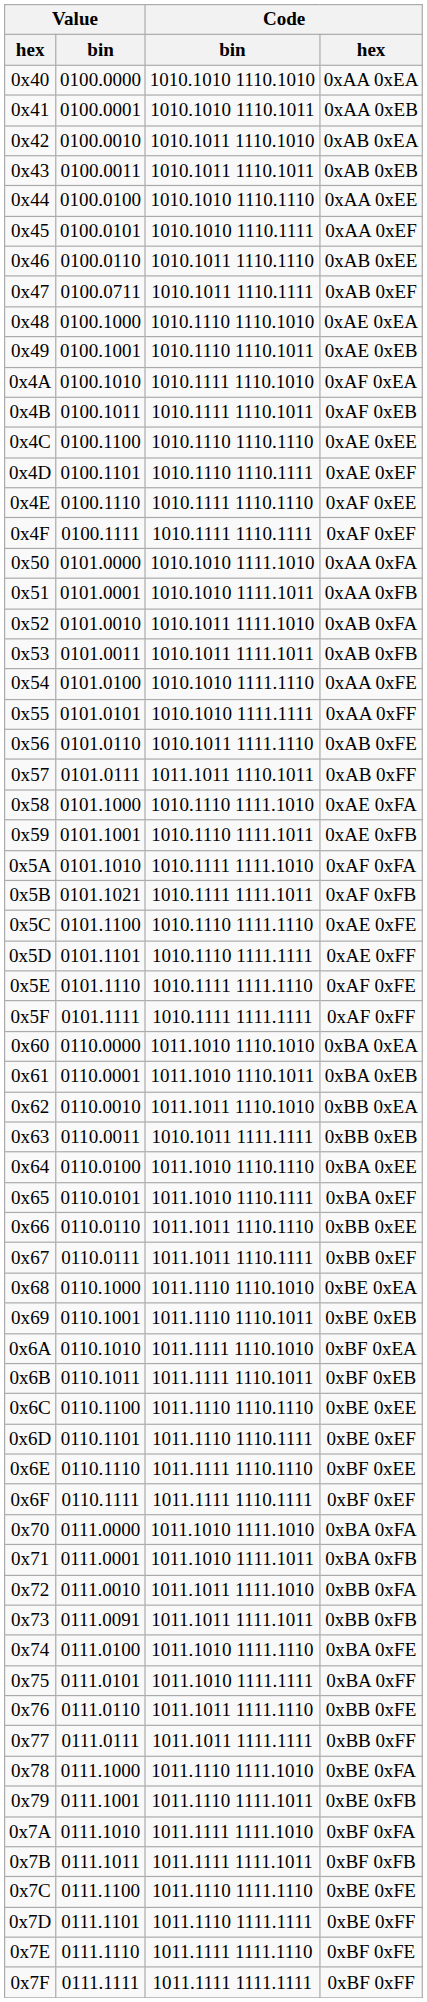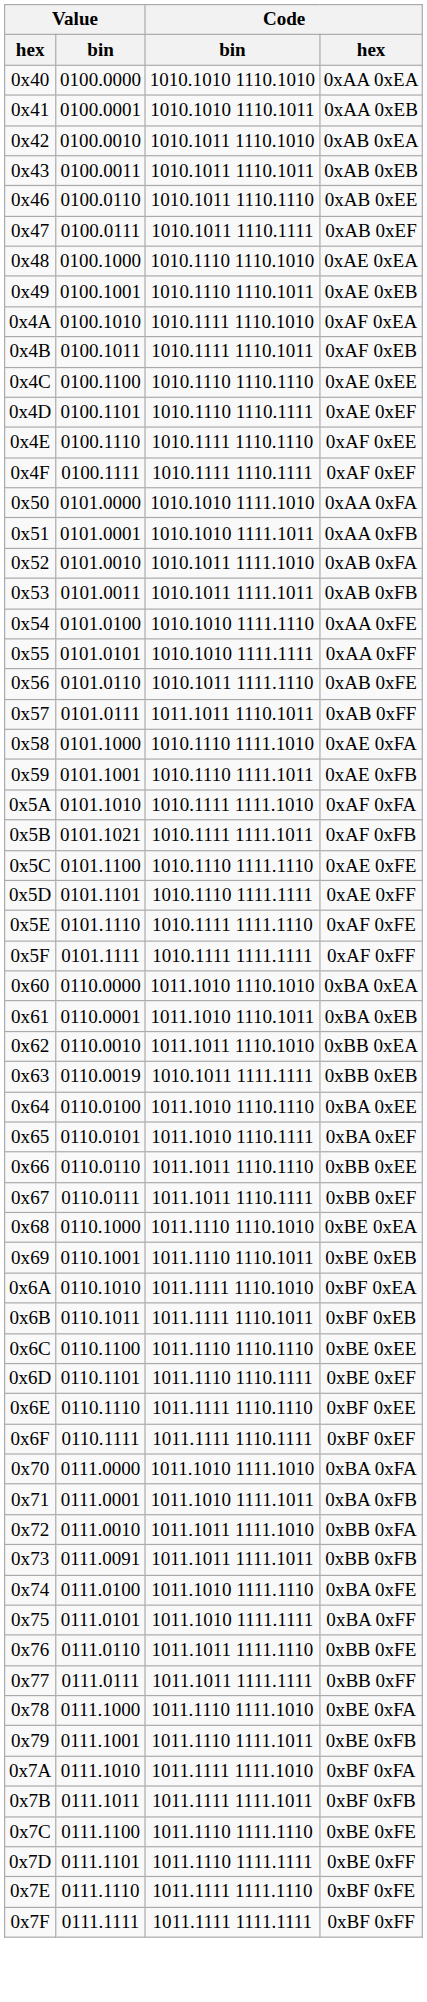- row: (371, 200)
- row: (371, 230)
(101, 291) 0100.0711 -> (101, 230) 0100.0111
(101, 1136) 0110.0011 -> (101, 1076) 0110.0019
